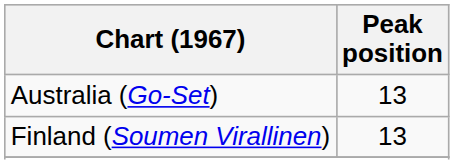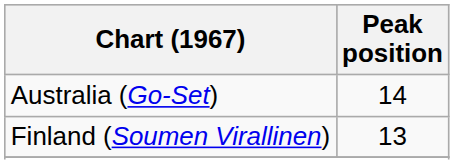(392, 95) 13 -> (392, 95) 14
